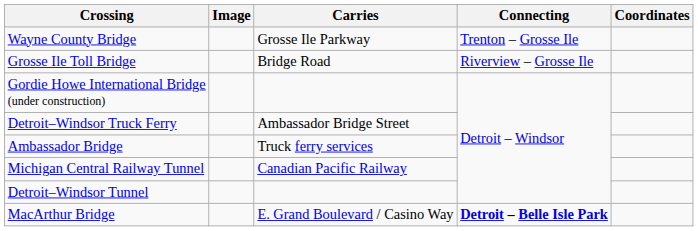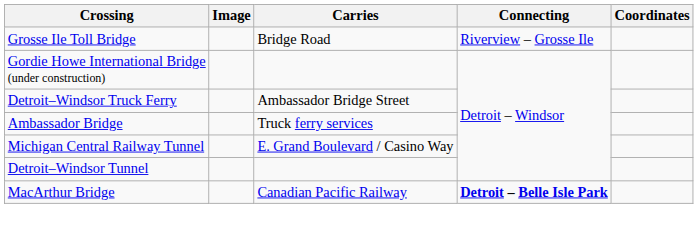- row: (72, 38)
(332, 169) Canadian Pacific Railway -> (355, 146) E. Grand Boulevard / Casino Way
(355, 214) E. Grand Boulevard / Casino Way -> (332, 191) Canadian Pacific Railway
